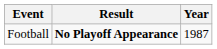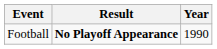(196, 34) 1987 -> (196, 34) 1990
